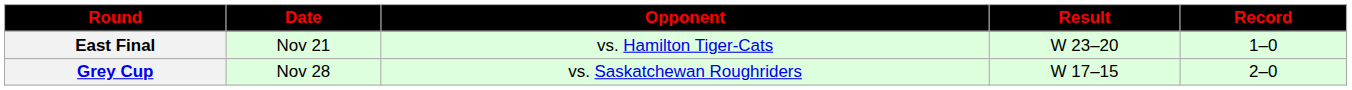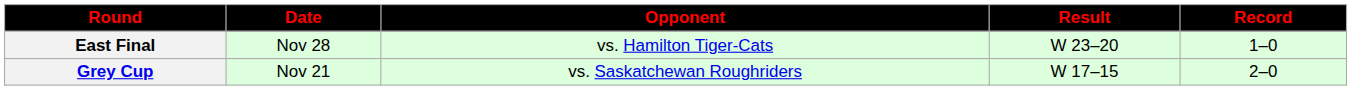(303, 44) Nov 21 -> (303, 44) Nov 28
(303, 71) Nov 28 -> (303, 71) Nov 21
